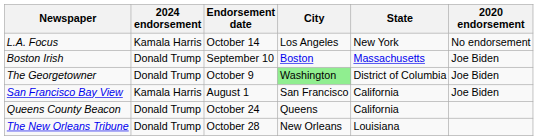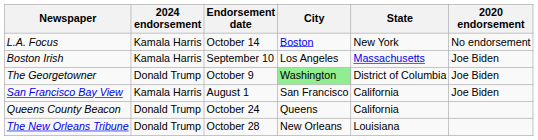(309, 42) Los Angeles -> (297, 42) Boston
(167, 59) Donald Trump -> (168, 59) Kamala Harris
(297, 59) Boston -> (309, 59) Los Angeles
